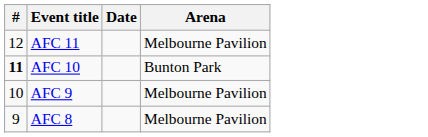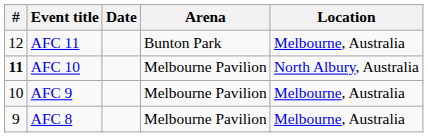+ column: (346, 17)
(205, 43) Melbourne Pavilion -> (183, 43) Bunton Park
(183, 68) Bunton Park -> (205, 68) Melbourne Pavilion
